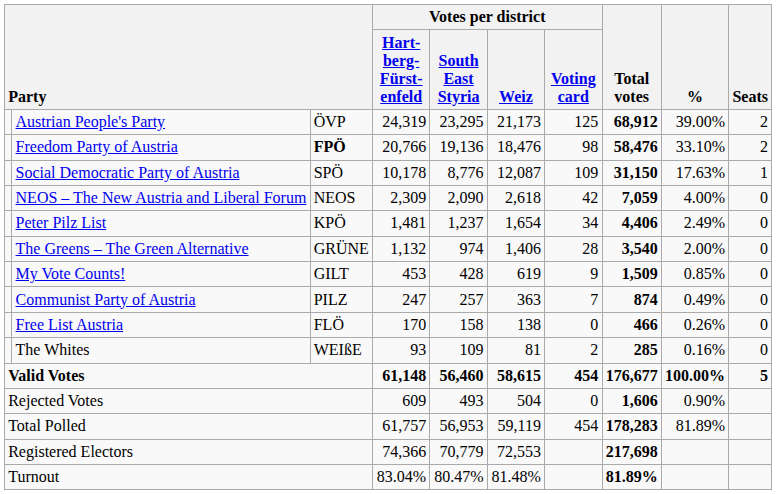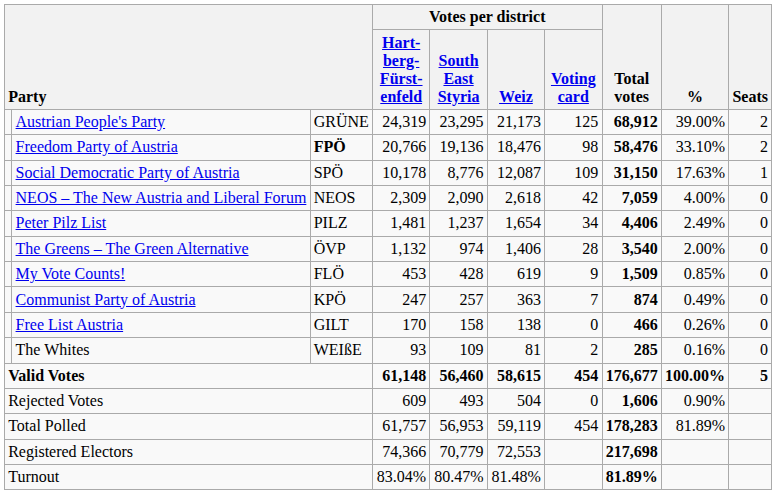(330, 121) ÖVP -> (341, 121) GRÜNE
(330, 223) KPÖ -> (331, 223) PILZ
(341, 248) GRÜNE -> (330, 248) ÖVP
(331, 274) GILT -> (329, 274) FLÖ
(331, 299) PILZ -> (330, 299) KPÖ
(329, 324) FLÖ -> (331, 324) GILT
